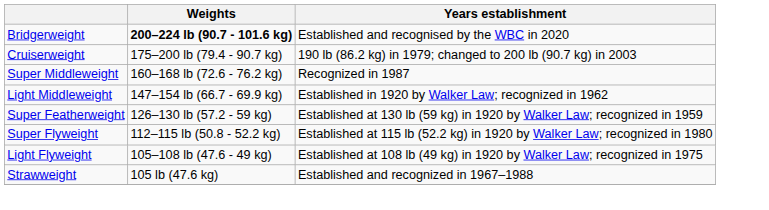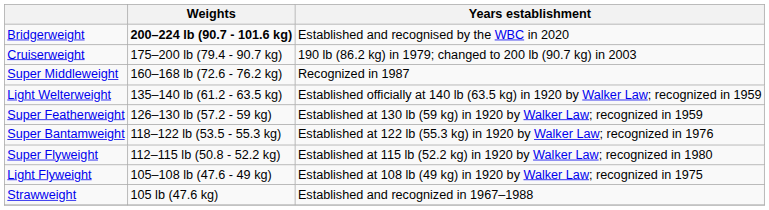- row: (60, 94)
+ row: (59, 94)
+ row: (66, 134)
